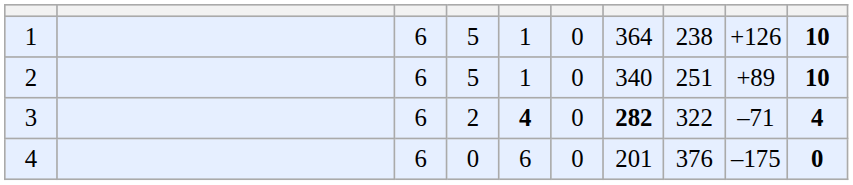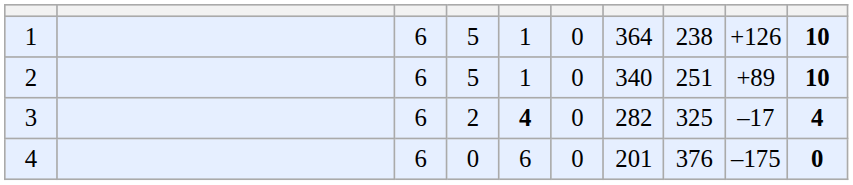(634, 118) bold -> (634, 118) normal
(694, 118) 322 -> (694, 118) 325
(756, 118) –71 -> (756, 118) –17
